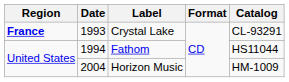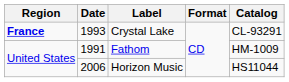(93, 49) 1994 -> (93, 49) 1991
(255, 49) HS11044 -> (255, 49) HM-1009
(93, 67) 2004 -> (93, 67) 2006
(255, 67) HM-1009 -> (255, 67) HS11044
